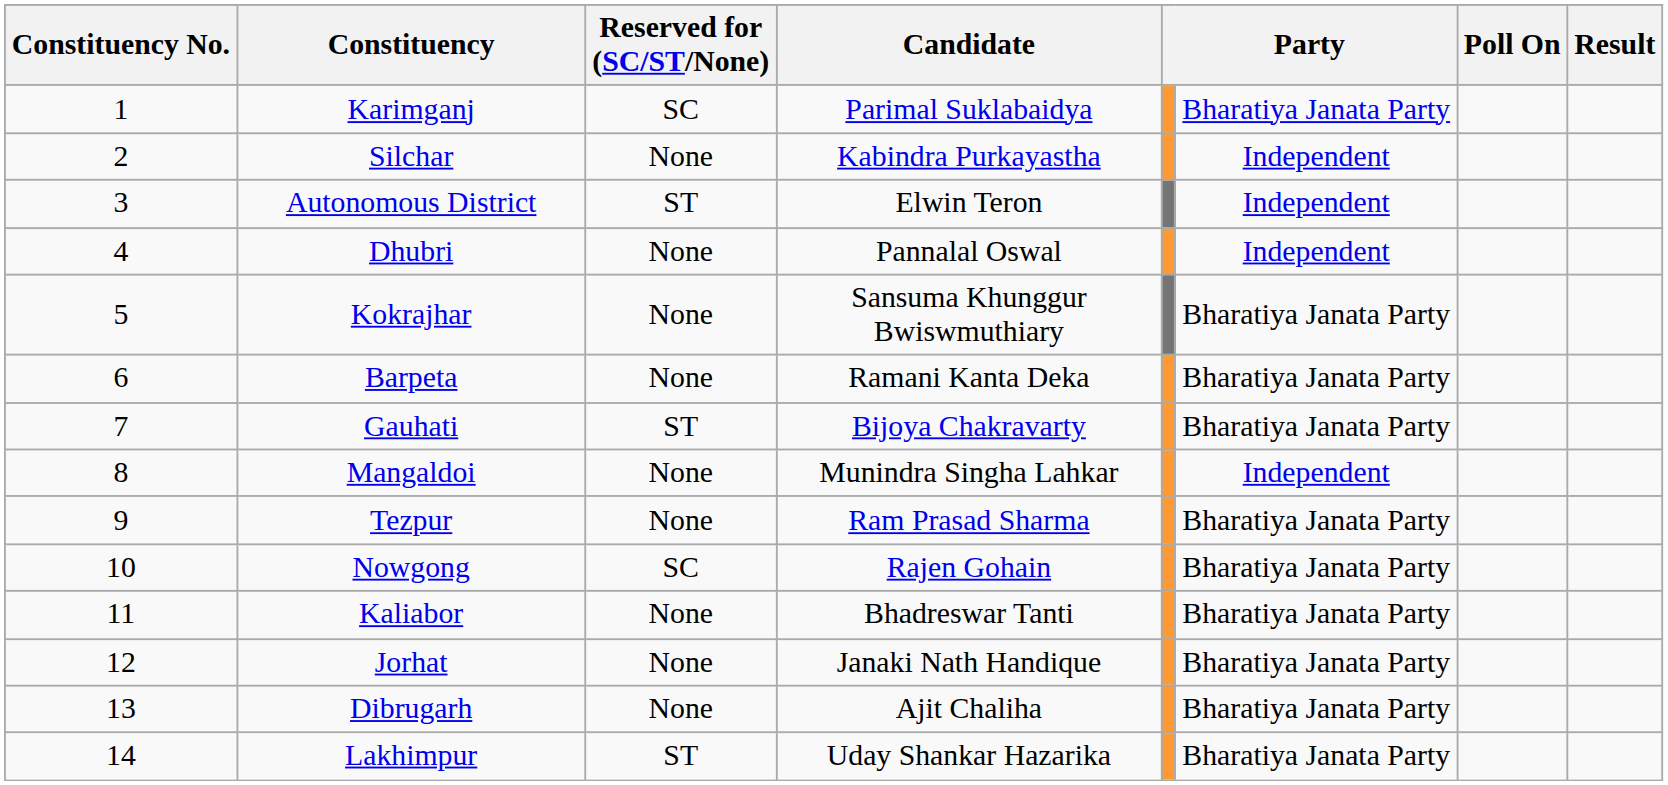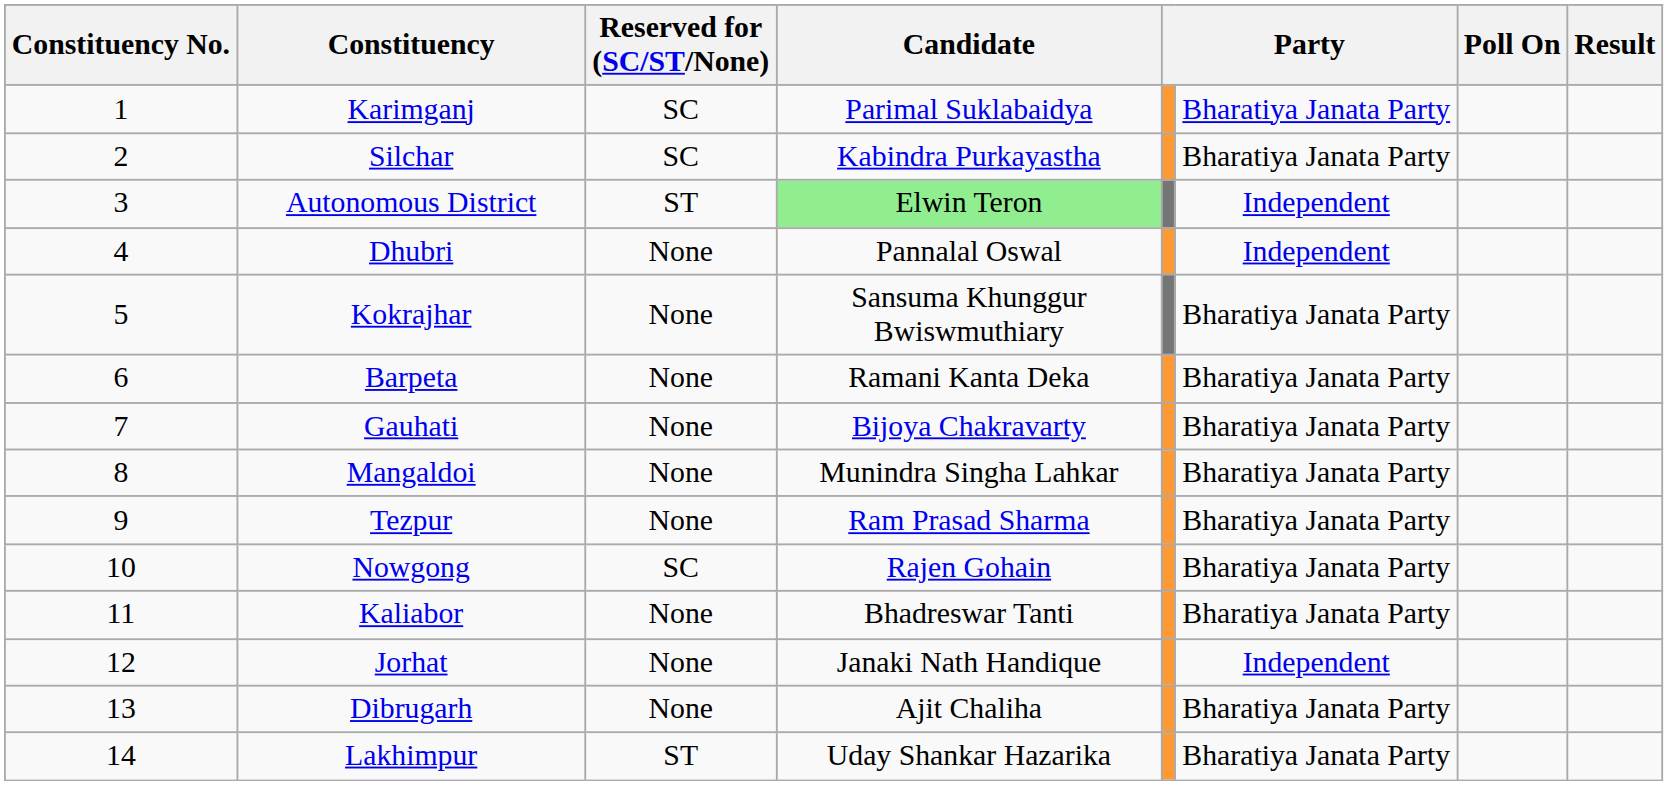(681, 155) None -> (681, 155) SC
(1316, 155) Independent -> (1316, 155) Bharatiya Janata Party
(969, 203) no background -> (969, 203) lightgreen background
(681, 425) ST -> (681, 425) None
(1316, 472) Independent -> (1316, 472) Bharatiya Janata Party
(1316, 661) Bharatiya Janata Party -> (1316, 661) Independent
